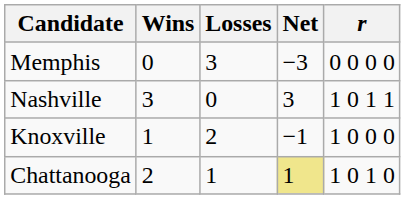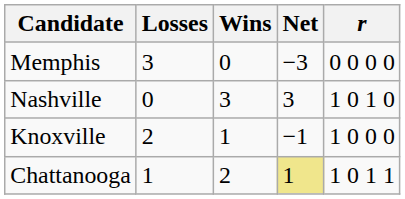columns swapped: (168, 23) <-> (238, 23)
(362, 99) 1 0 1 1 -> (362, 99) 1 0 1 0
(362, 174) 1 0 1 0 -> (362, 174) 1 0 1 1
